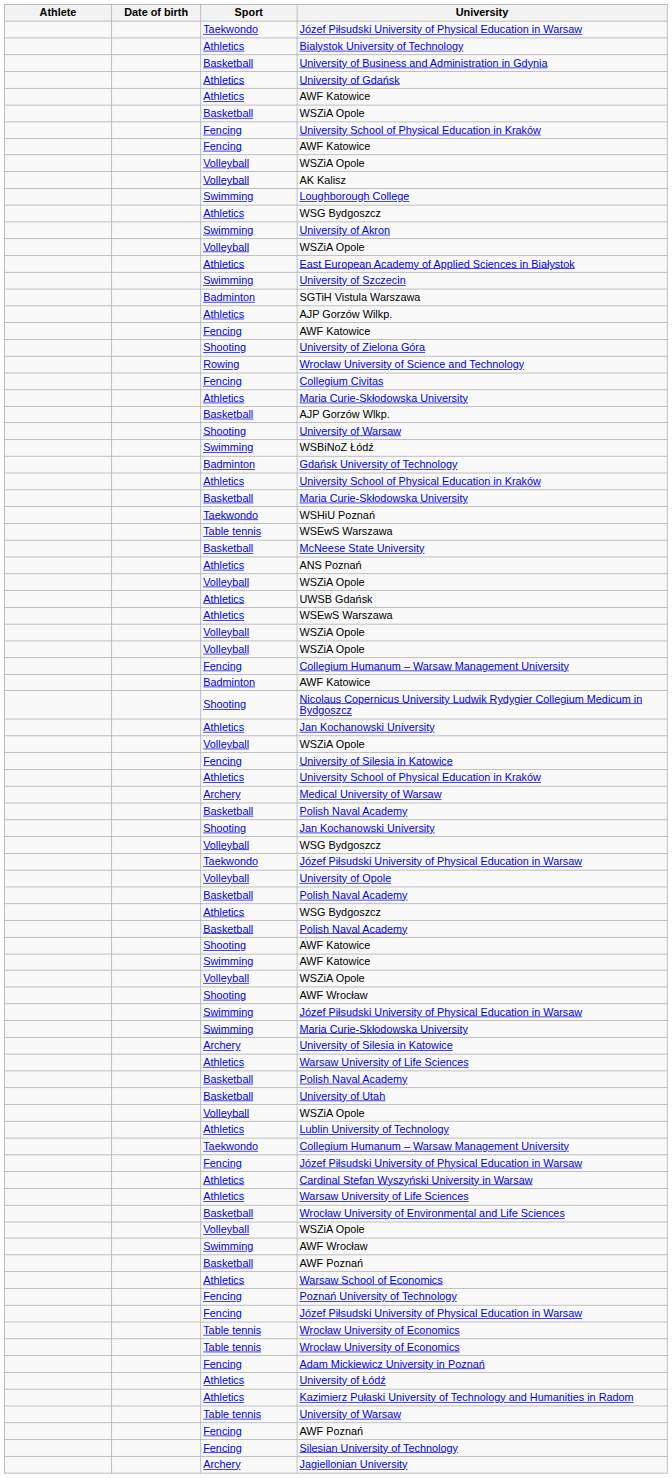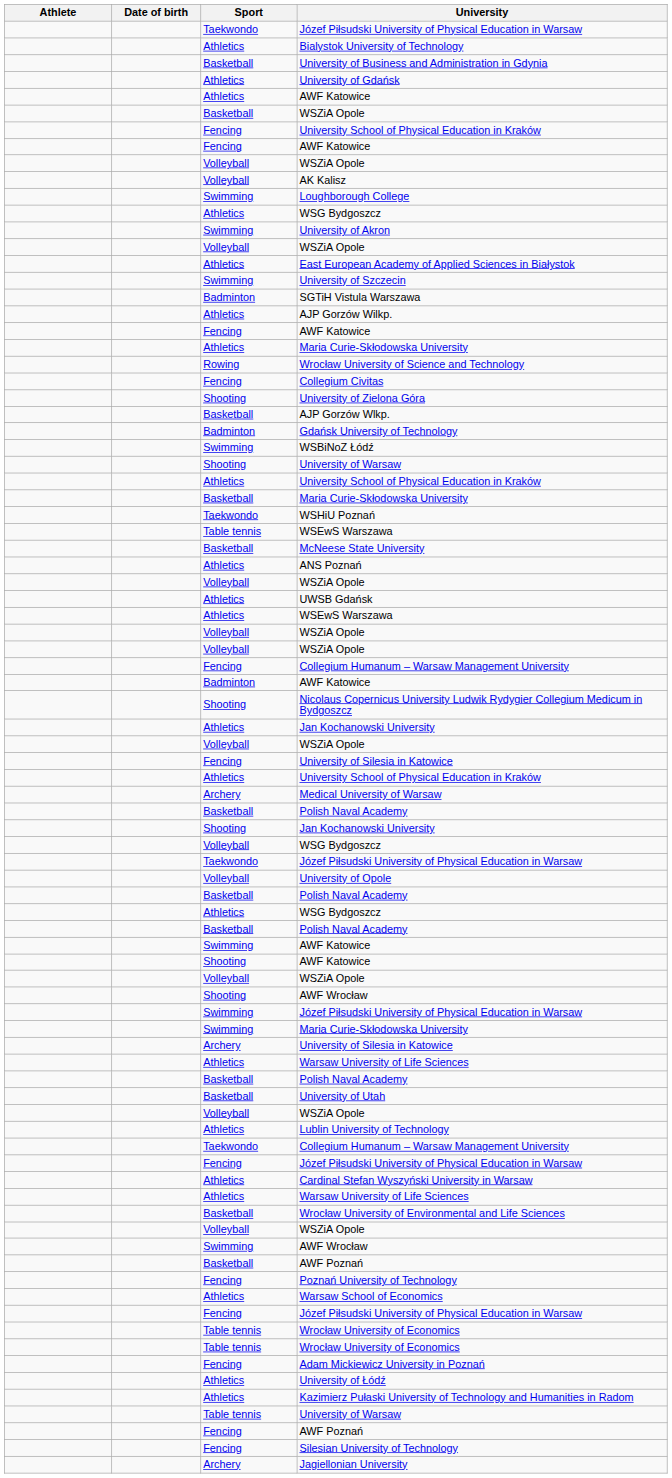rows swapped: (225, 347) <-> (224, 398)
rows swapped: (229, 465) <-> (225, 431)
rows swapped: (225, 945) <-> (228, 962)
rows swapped: (224, 1280) <-> (222, 1297)
